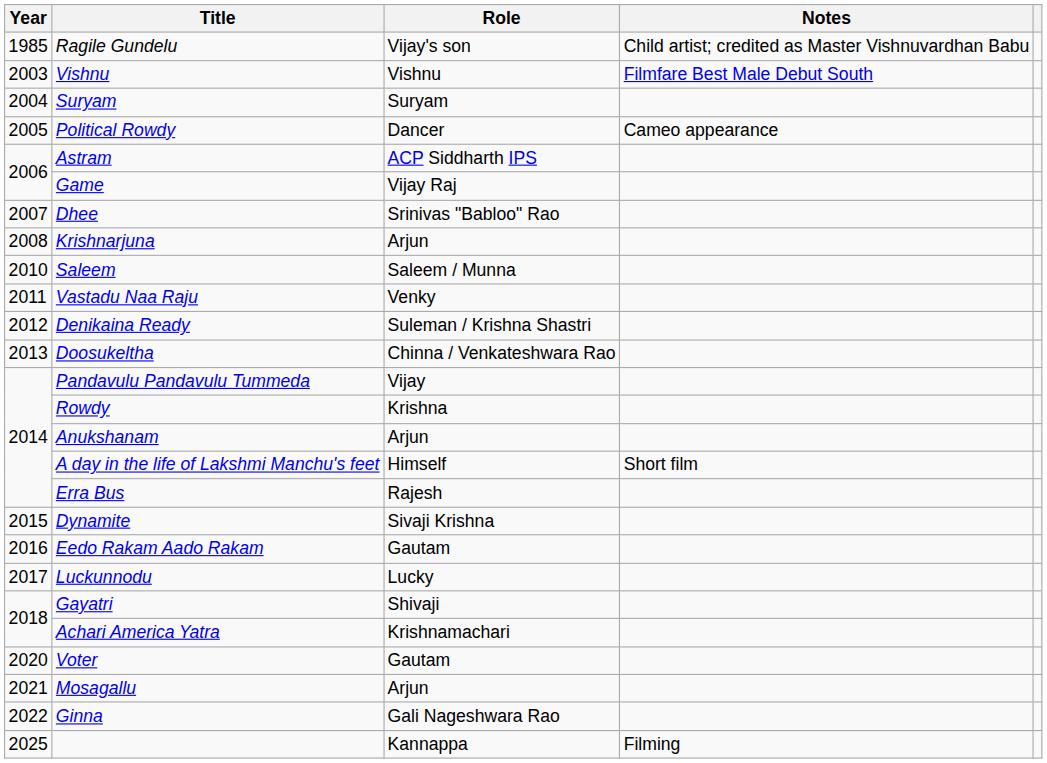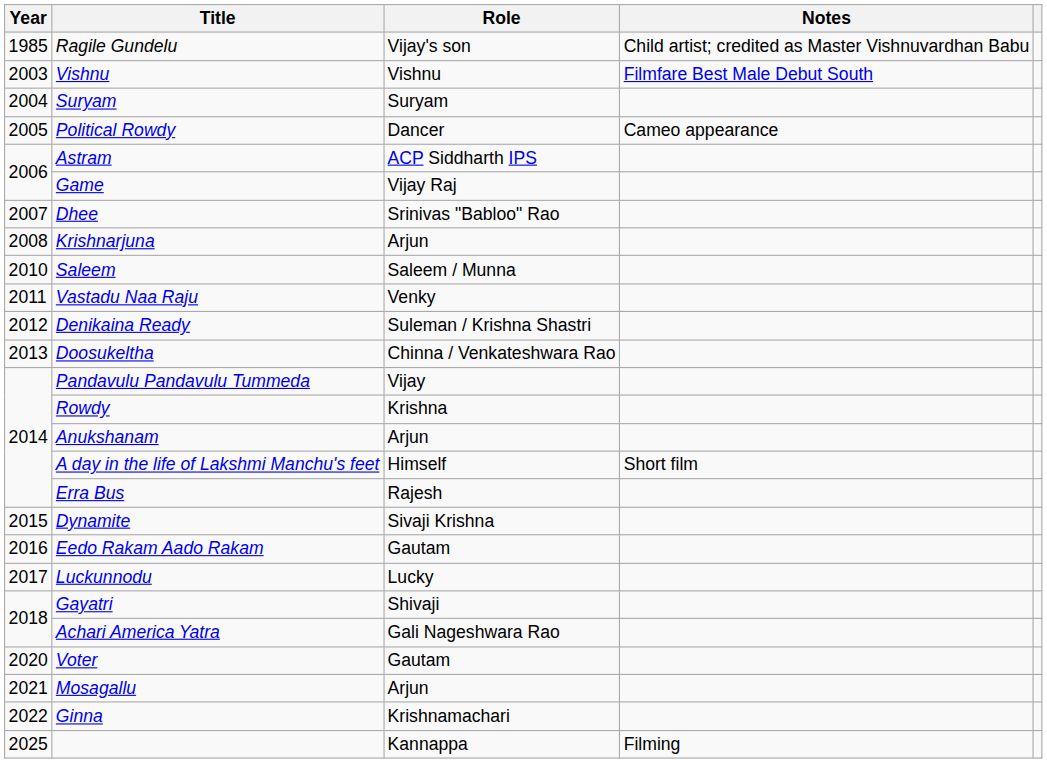(449, 632) Krishnamachari -> (474, 632) Gali Nageshwara Rao
(474, 716) Gali Nageshwara Rao -> (449, 716) Krishnamachari
